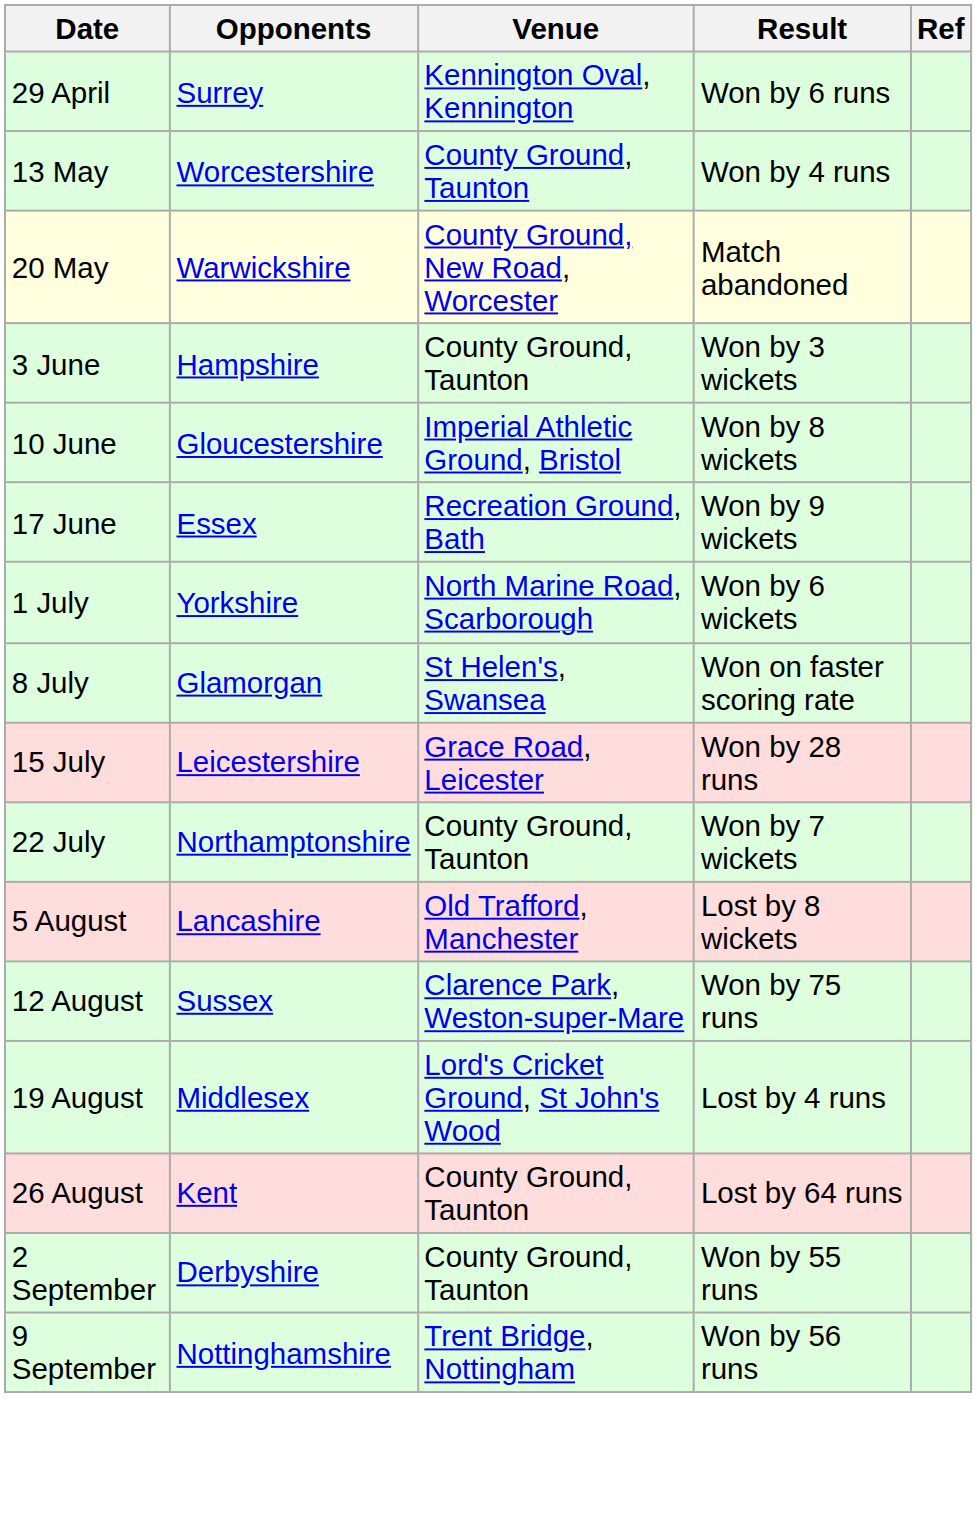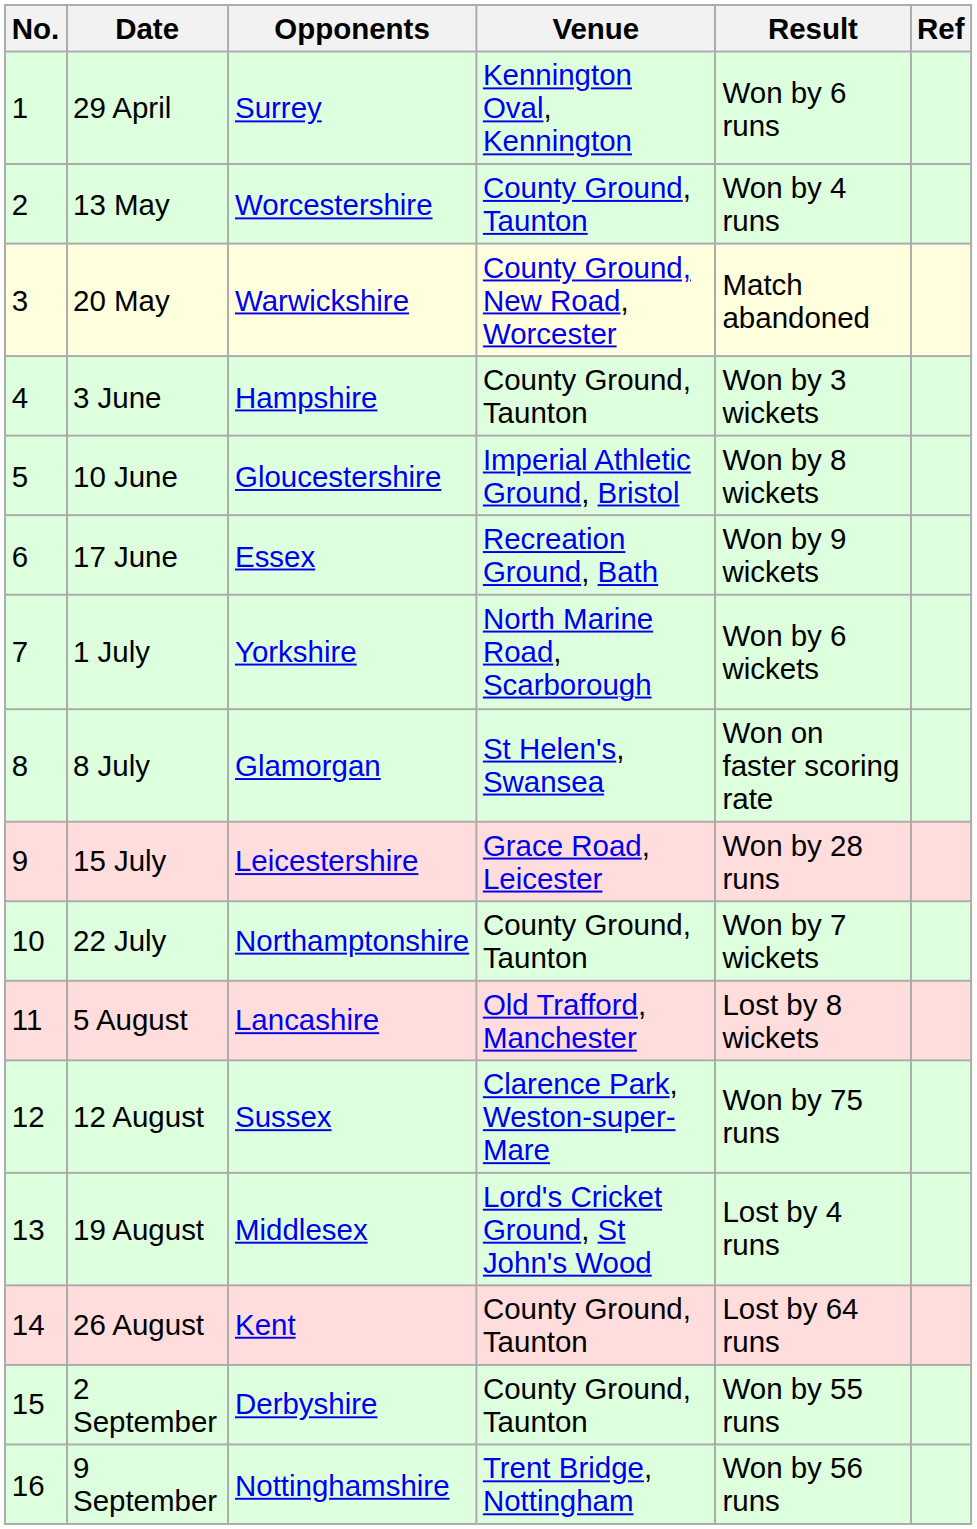+ column: (36, 28)
